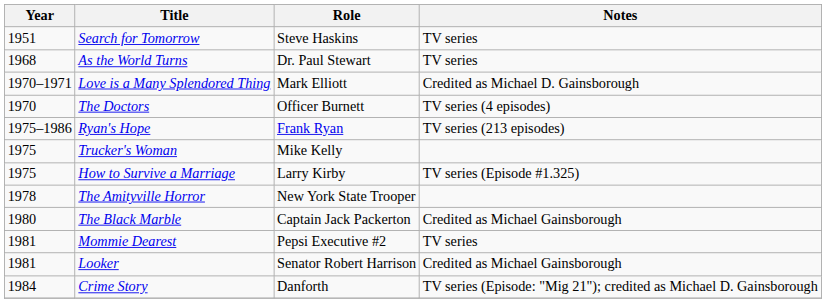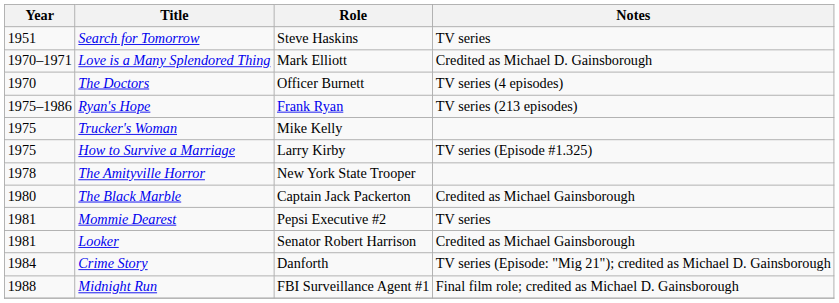- row: (133, 60)
+ row: (118, 286)
